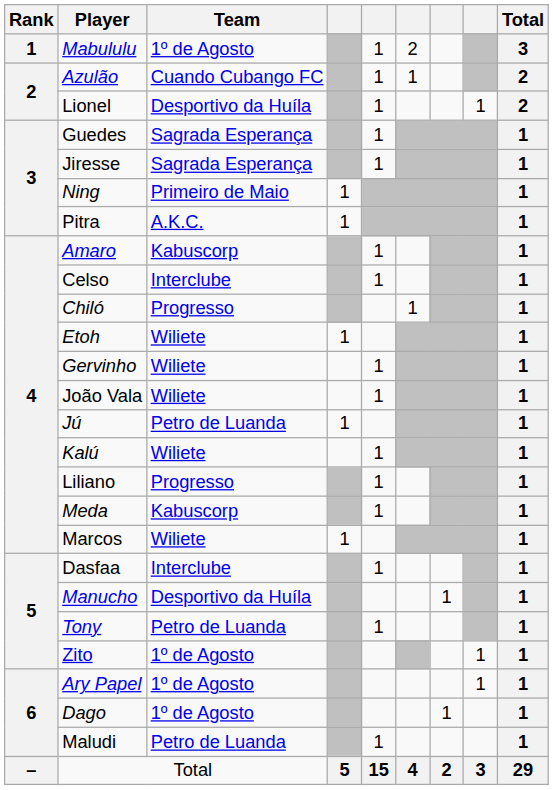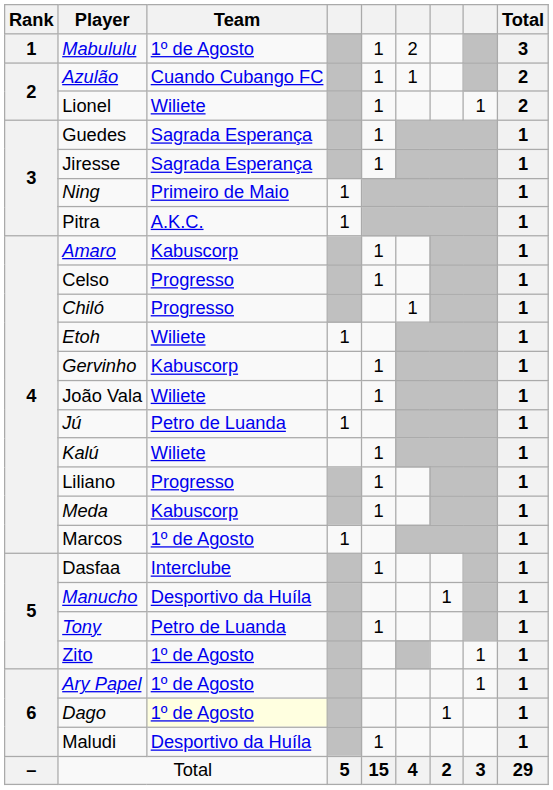(231, 106) Desportivo da Huíla -> (178, 106) Wiliete
(191, 280) Interclube -> (192, 280) Progresso
(178, 366) Wiliete -> (194, 366) Kabuscorp
(178, 540) Wiliete -> (202, 540) 1º de Agosto
(202, 713) no background -> (202, 713) lightyellow background
(218, 742) Petro de Luanda -> (231, 742) Desportivo da Huíla
